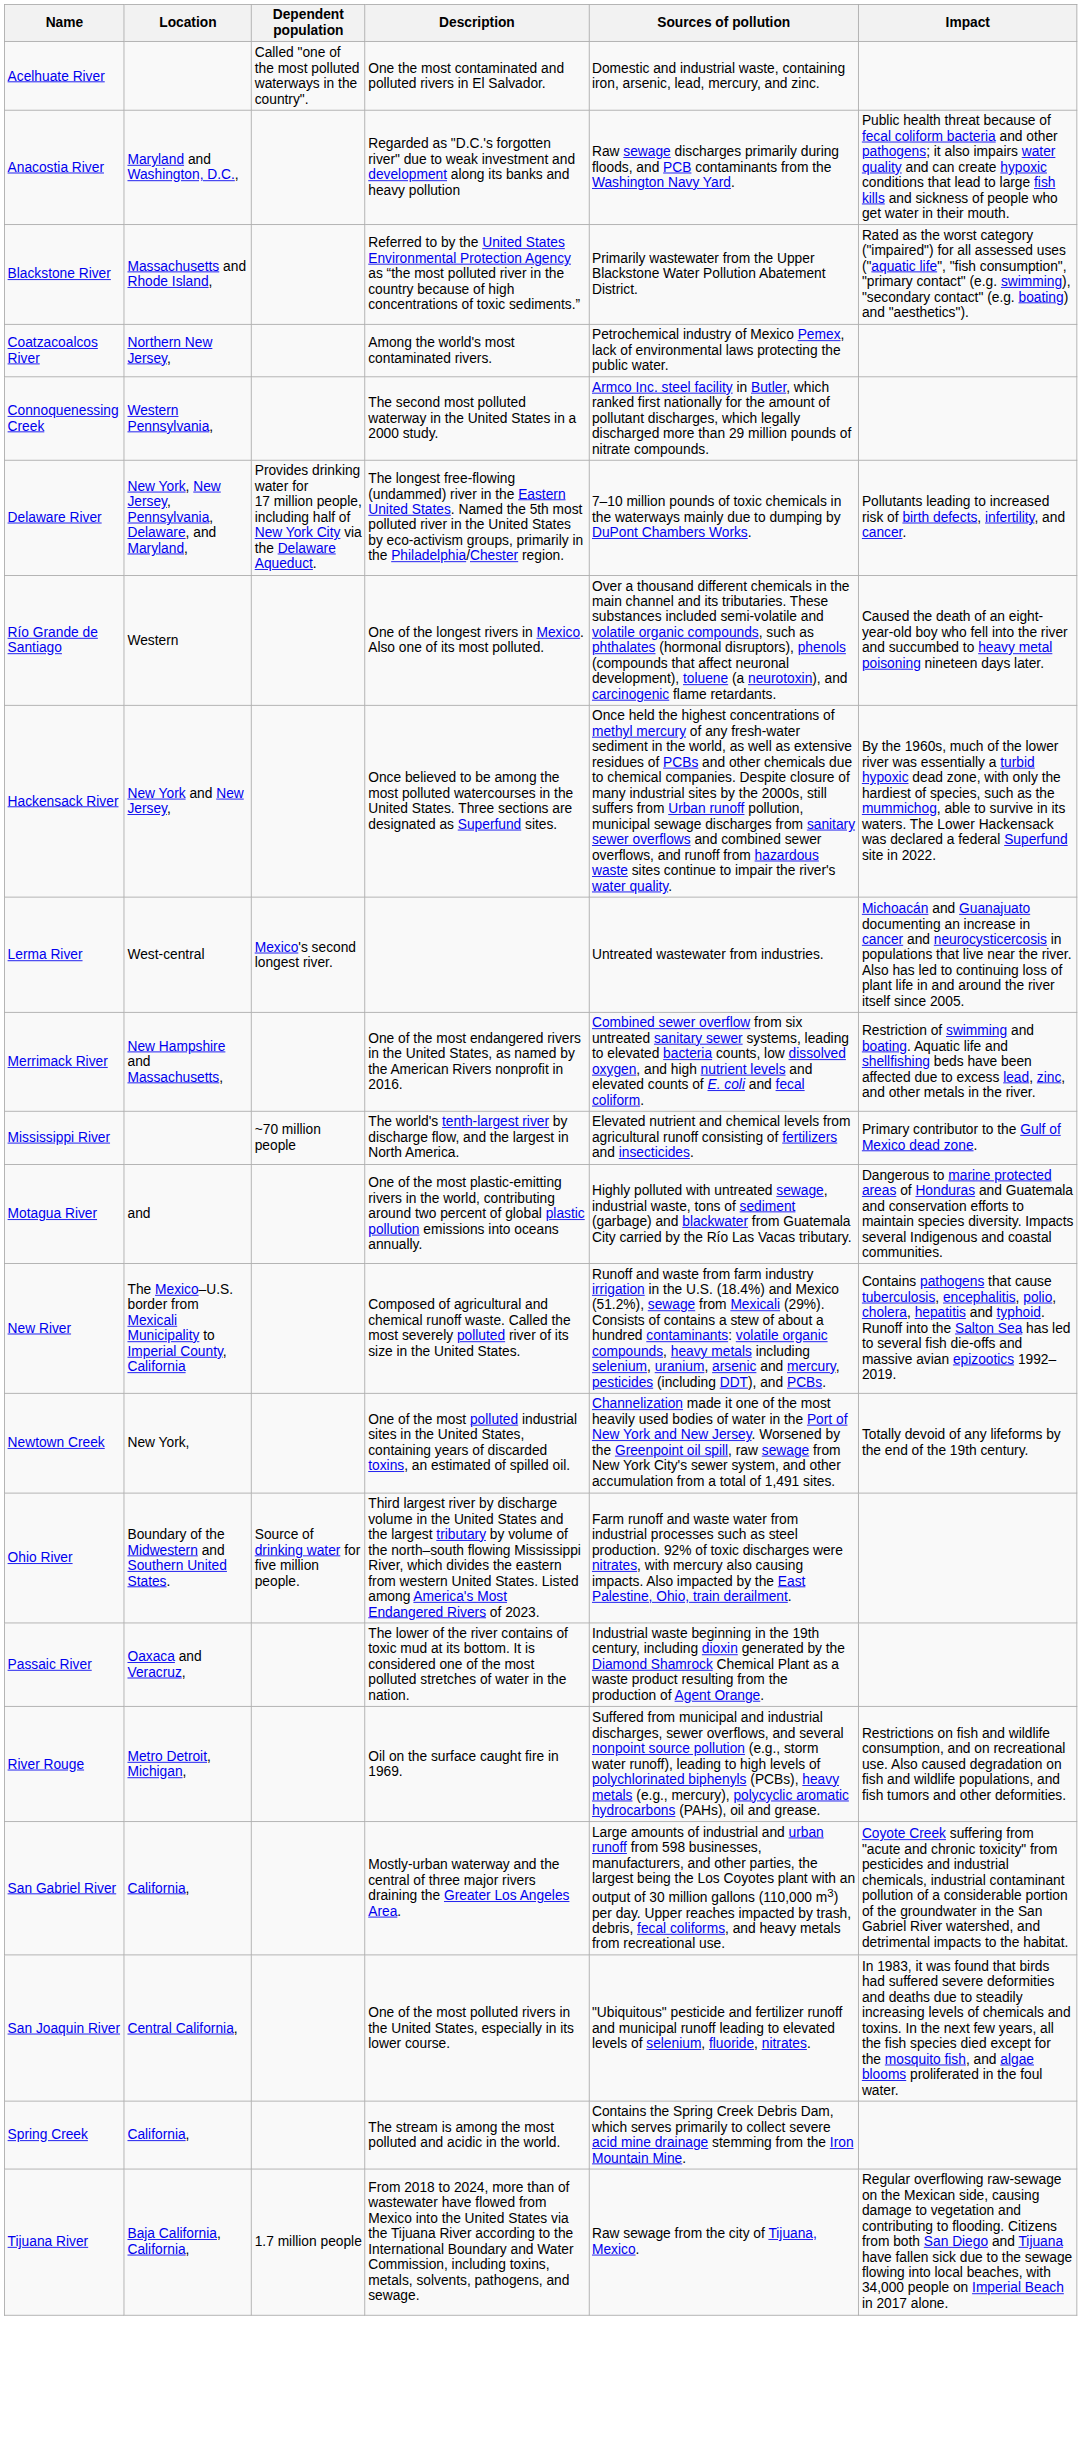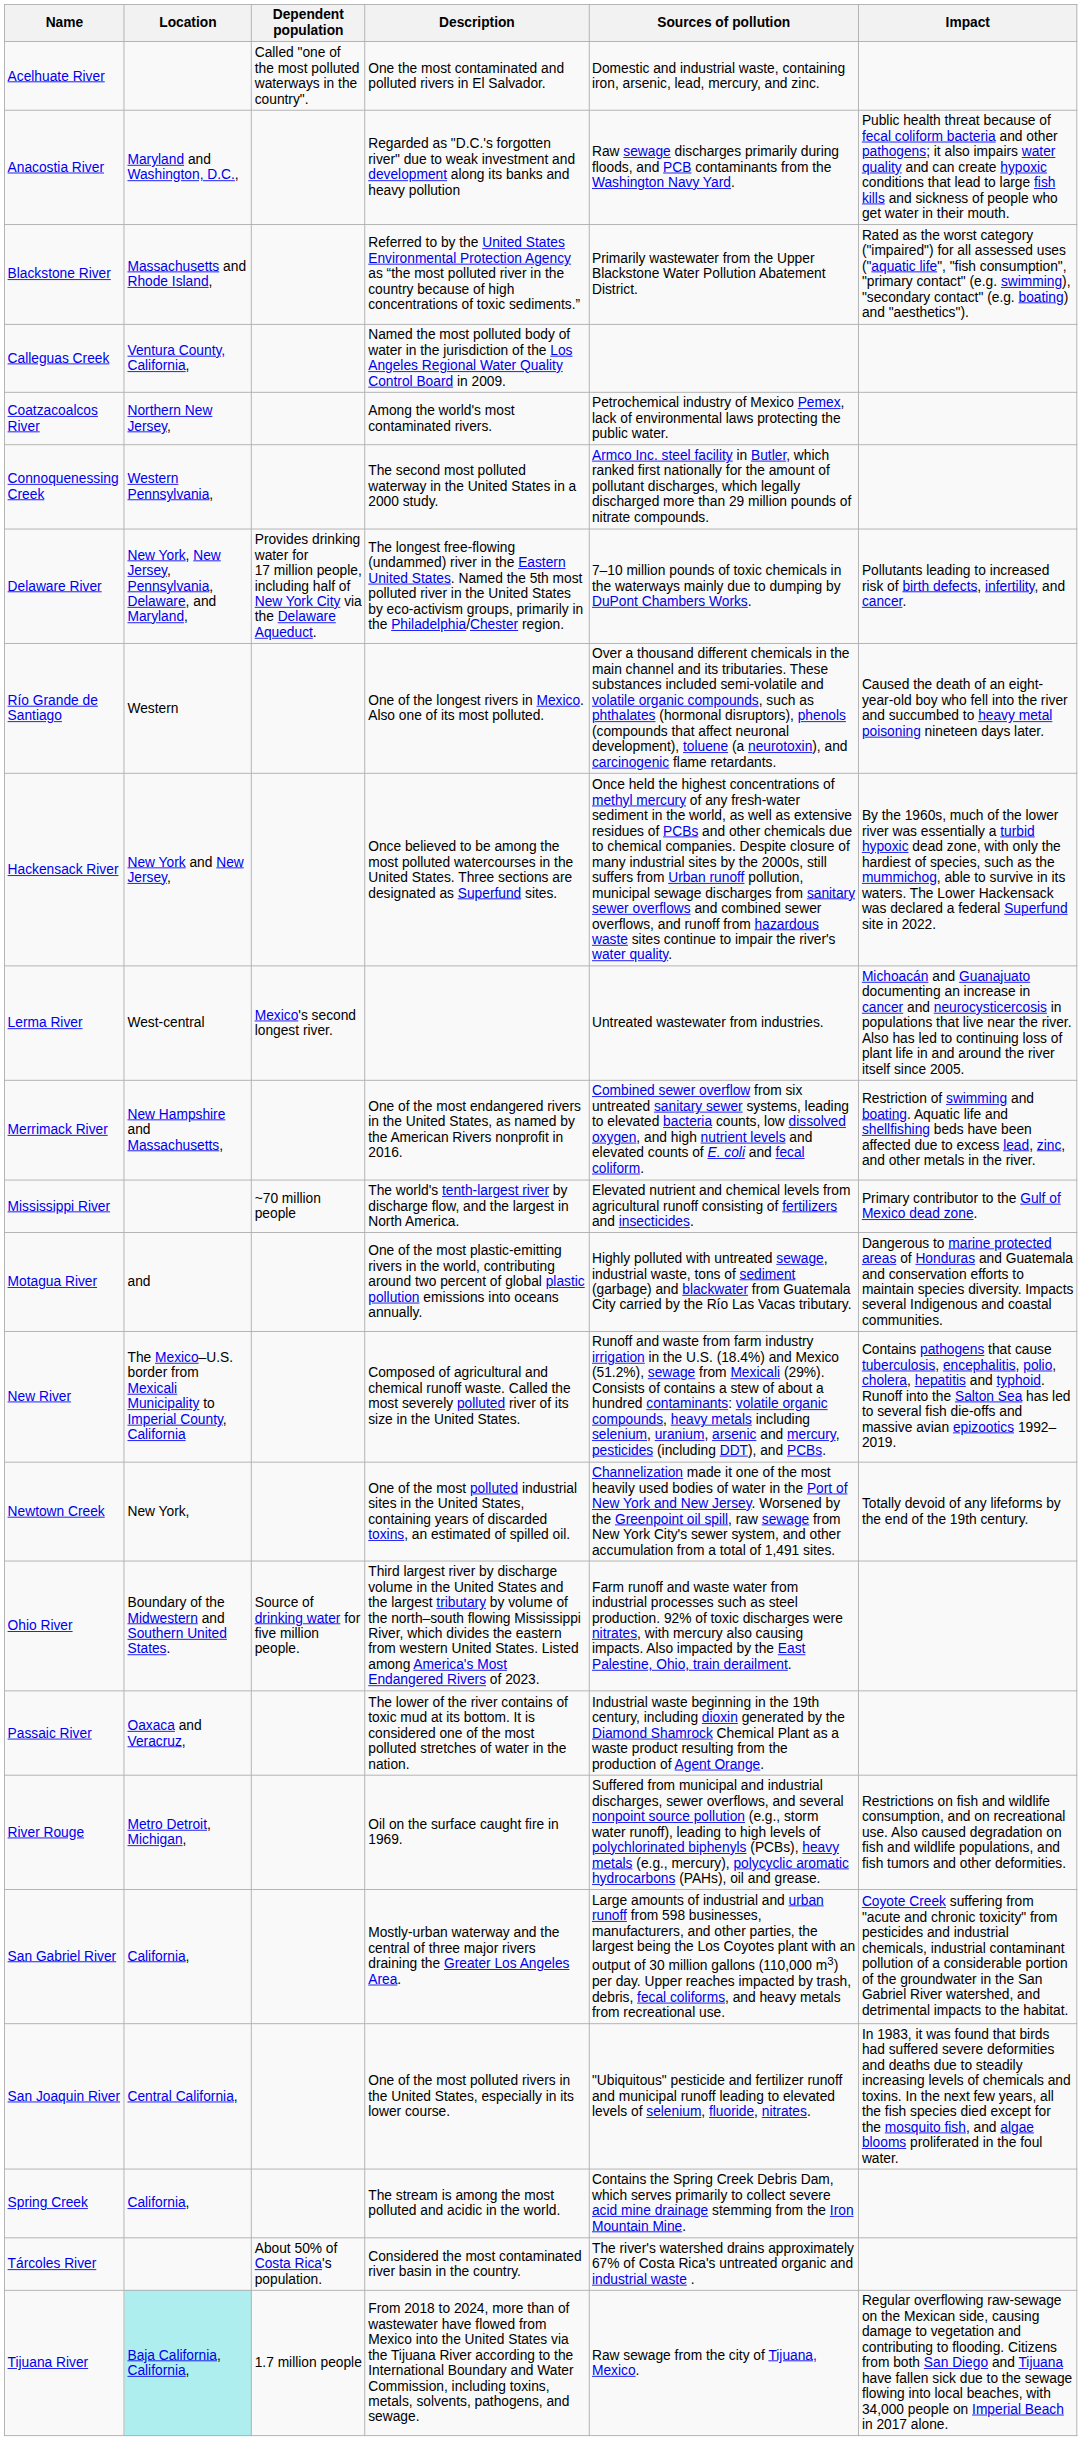+ row: (58, 358)
+ row: (52, 2263)
(174, 2242) no background -> (174, 2363) paleturquoise background
